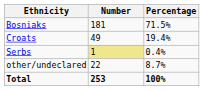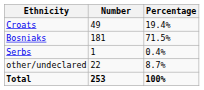rows swapped: (26, 25) <-> (21, 38)
(93, 52) khaki background -> (93, 52) no background
